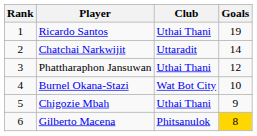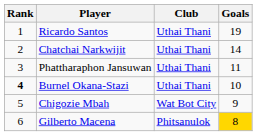(177, 49) Uttaradit -> (184, 49) Uthai Thani
(235, 67) 12 -> (235, 67) 11
(20, 85) normal -> (20, 85) bold
(186, 85) Wat Bot City -> (184, 85) Uthai Thani
(184, 103) Uthai Thani -> (186, 103) Wat Bot City
